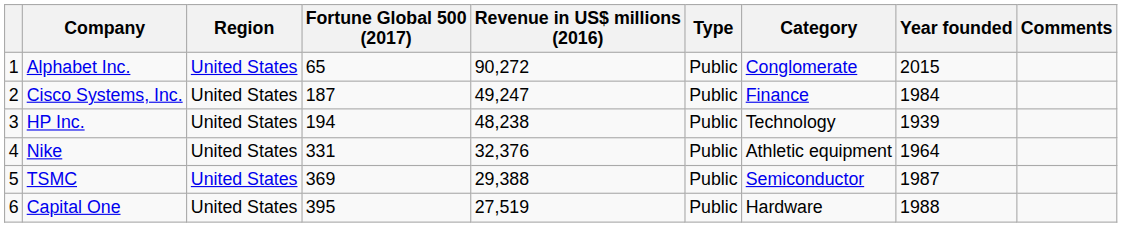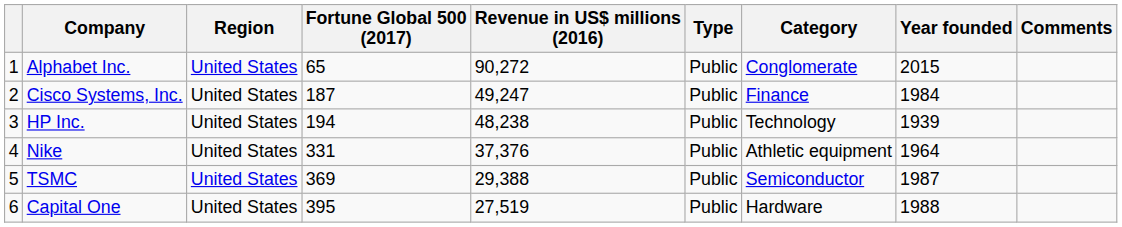(502, 151) 32,376 -> (502, 151) 37,376
